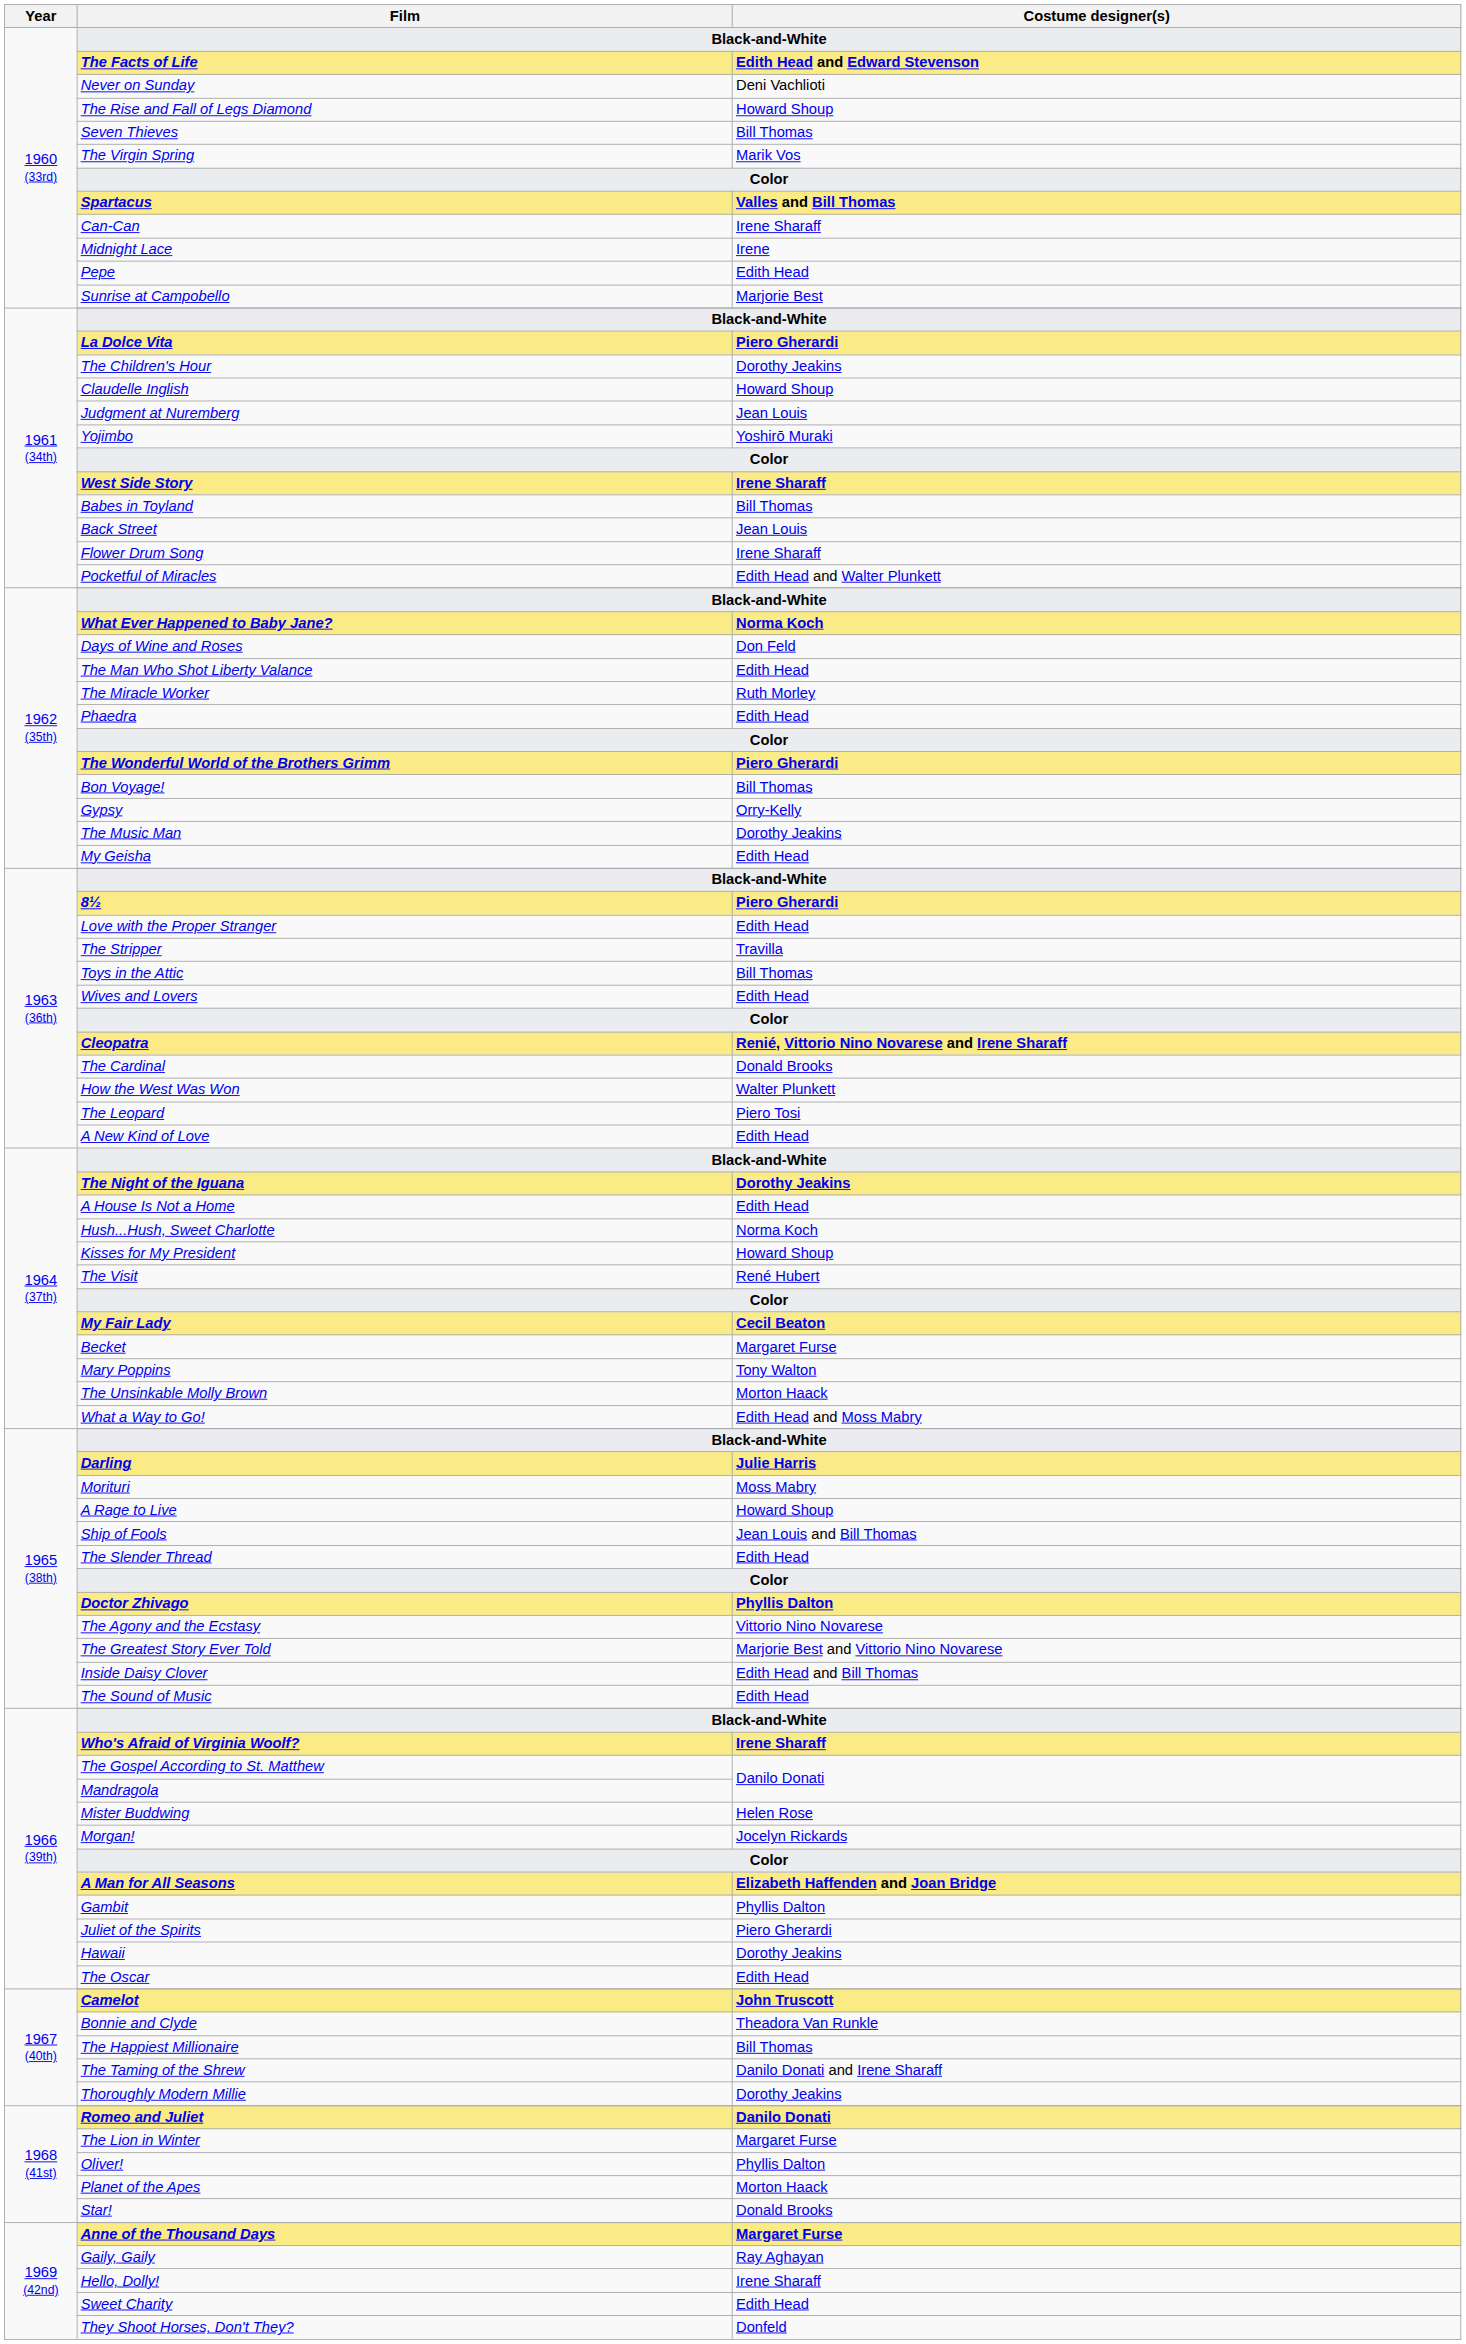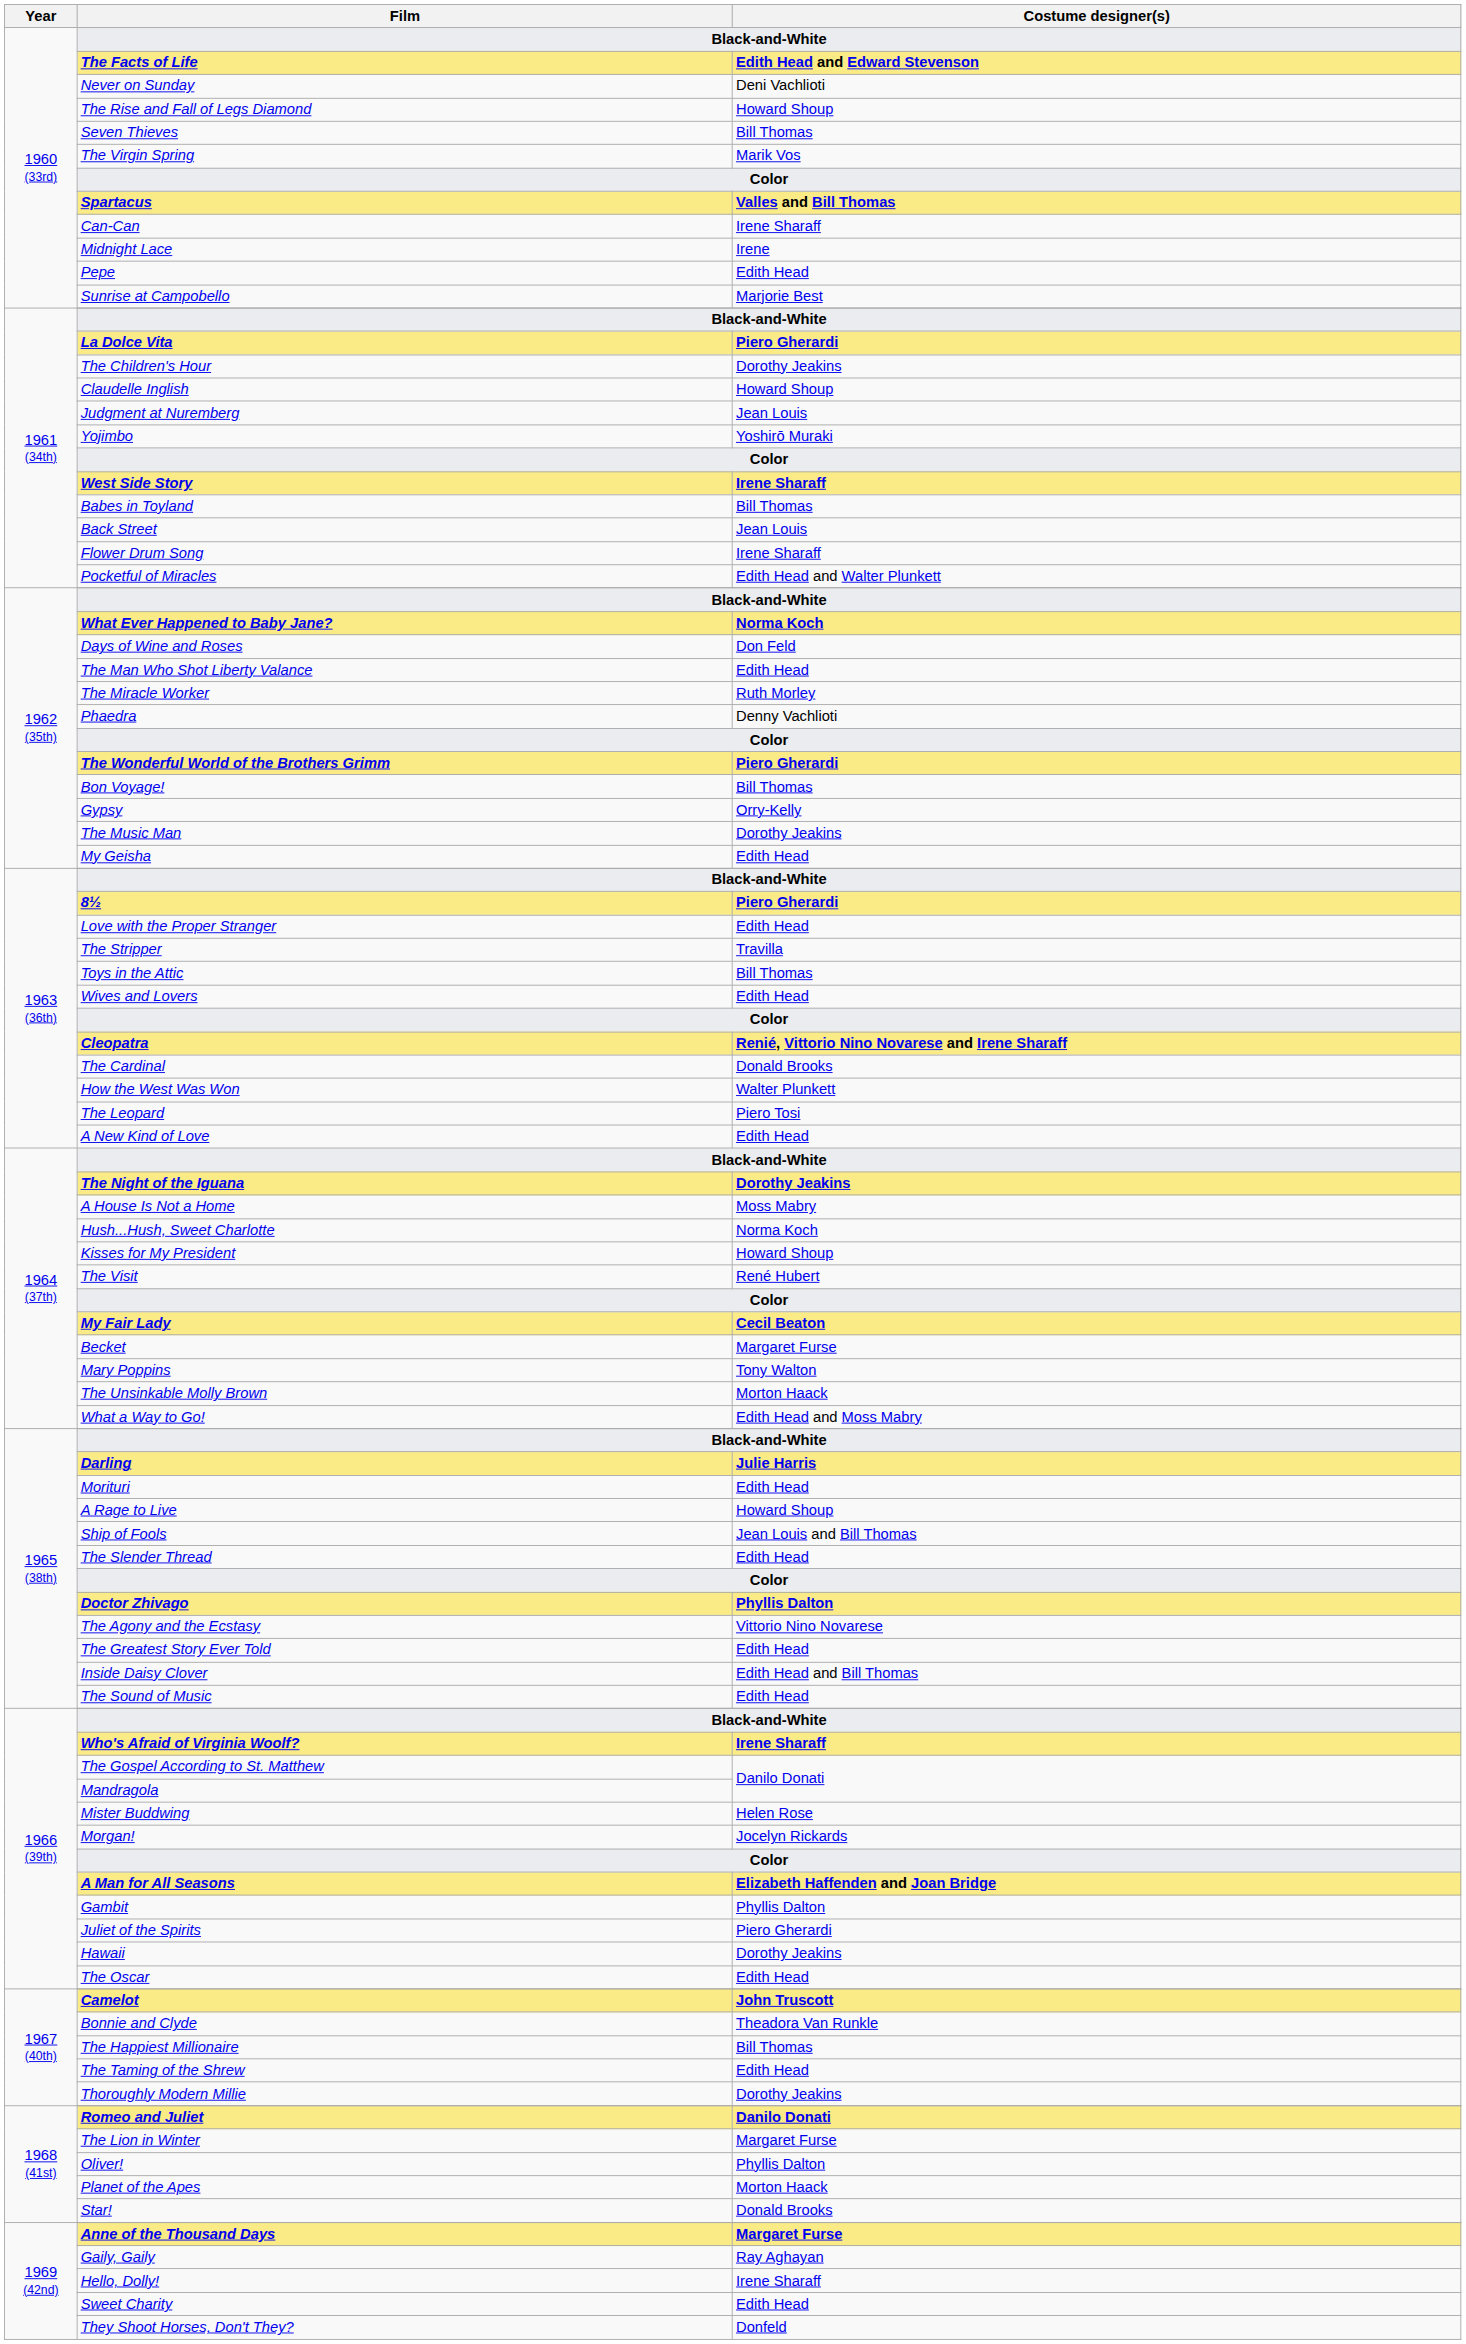(772, 716) Edith Head -> (787, 716) Denny Vachlioti
(772, 1206) Edith Head -> (776, 1206) Moss Mabry
(776, 1486) Moss Mabry -> (772, 1486) Edith Head
(869, 1650) Marjorie Best and Vittorio Nino Novarese -> (772, 1650) Edith Head
(839, 2070) Danilo Donati and Irene Sharaff -> (772, 2070) Edith Head
